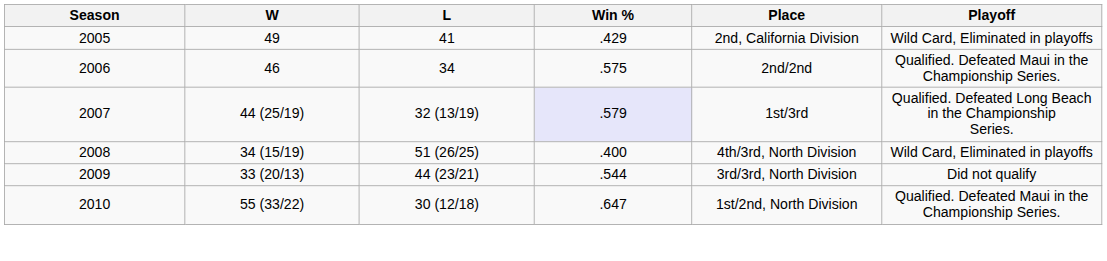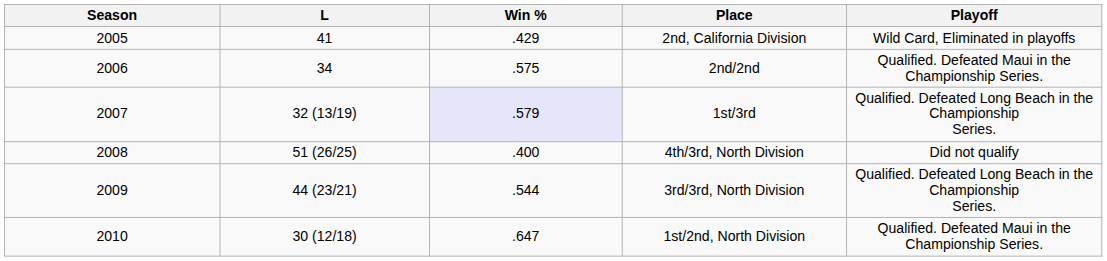- column: (272, 15)
(992, 152) Wild Card, Eliminated in playoffs -> (974, 152) Did not qualify
(992, 174) Did not qualify -> (974, 190) Qualified. Defeated Long Beach in the Championship Series.
